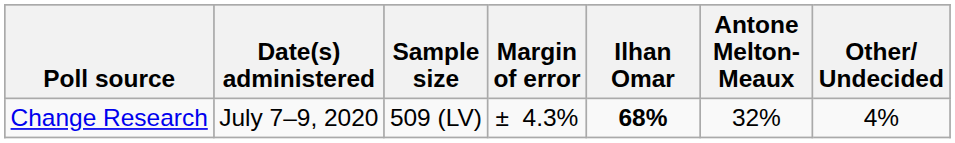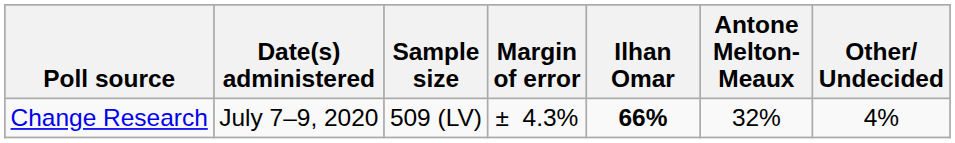(643, 118) 68% -> (643, 118) 66%
